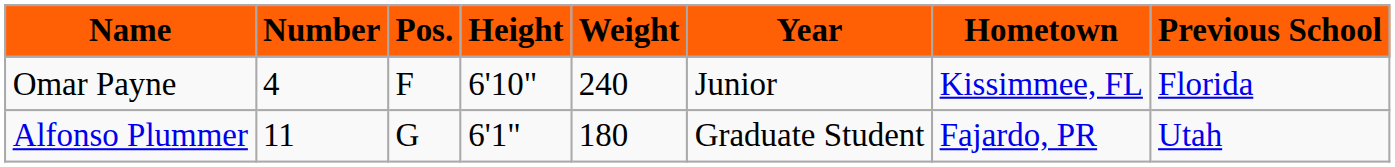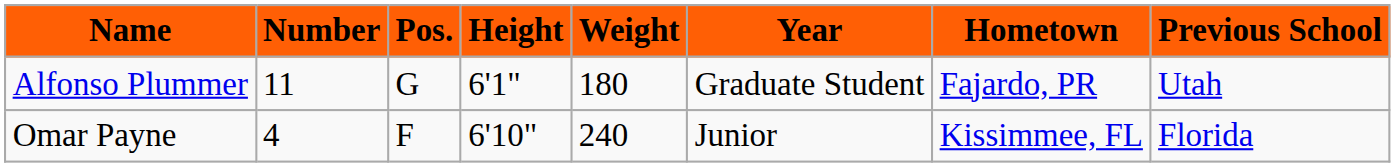rows swapped: (95, 82) <-> (130, 135)
